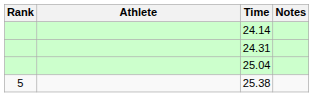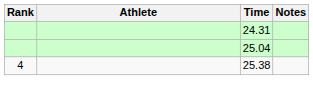- row: (257, 30)
(20, 83) 5 -> (20, 65) 4
